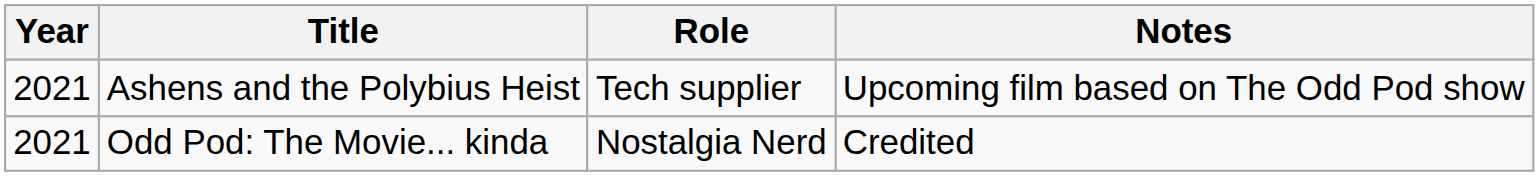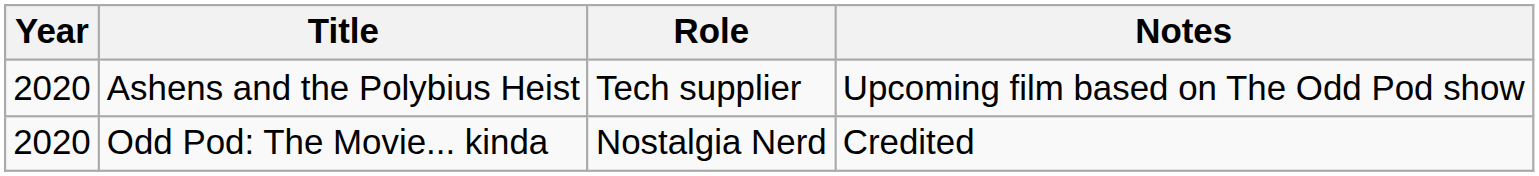(52, 87) 2021 -> (52, 87) 2020
(52, 142) 2021 -> (52, 142) 2020
